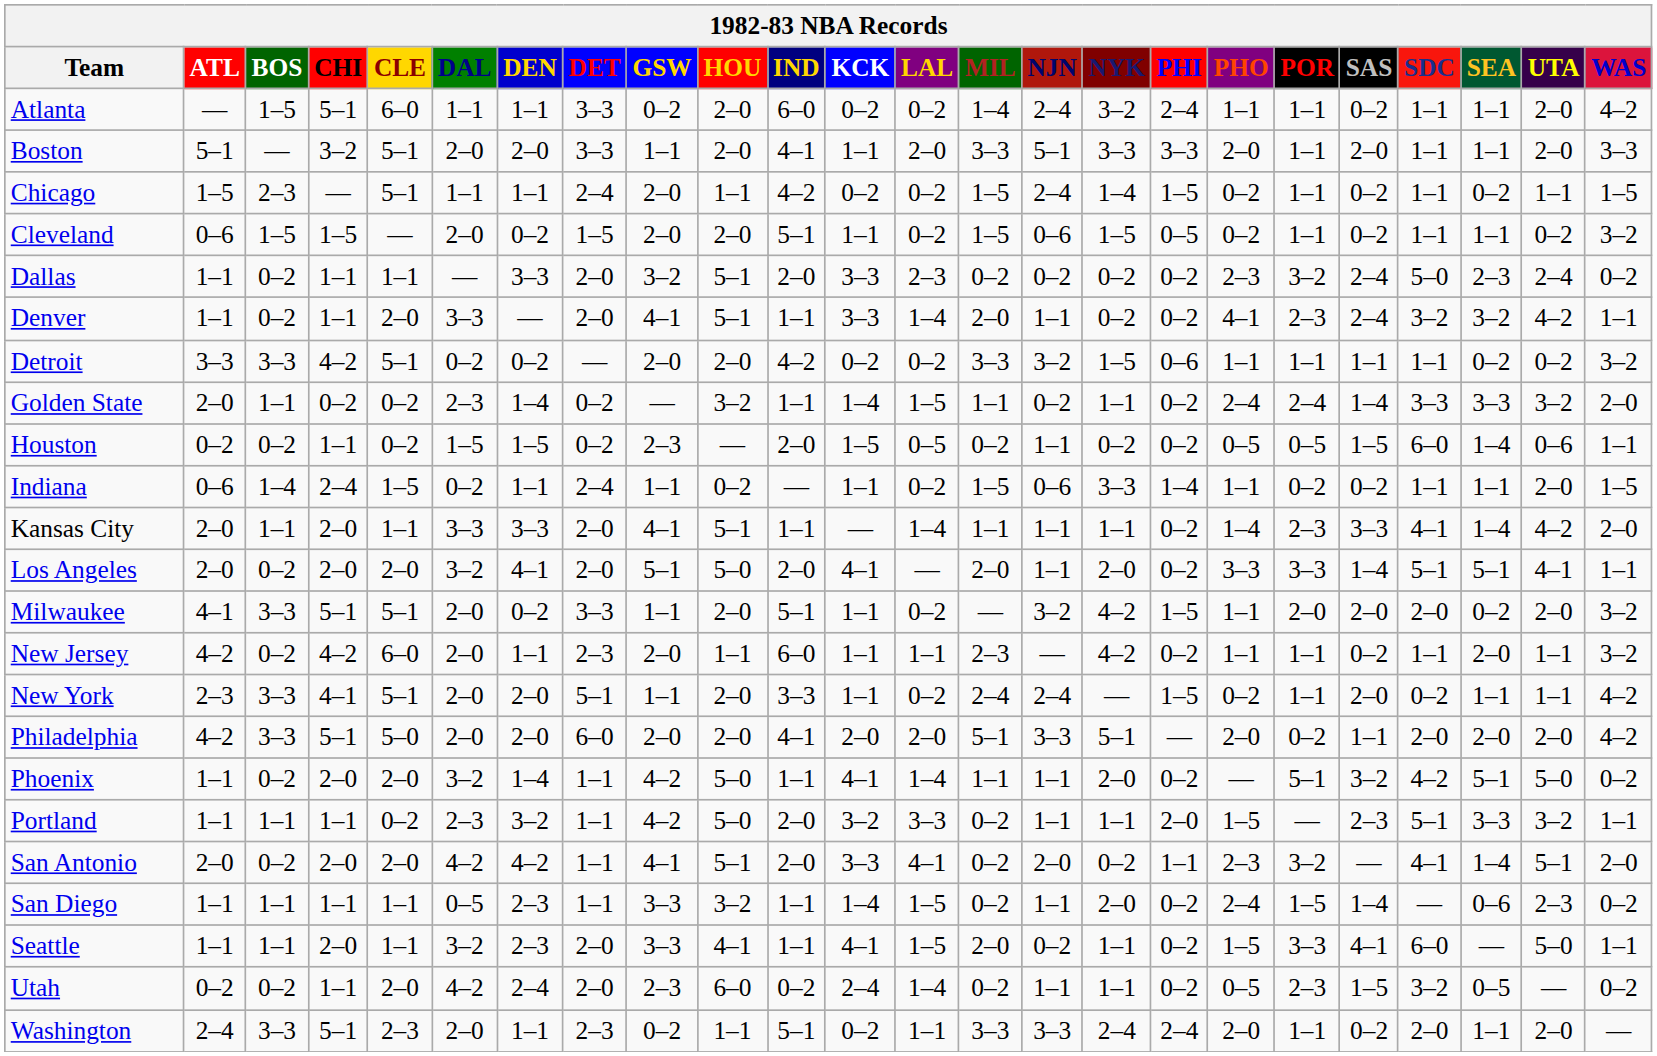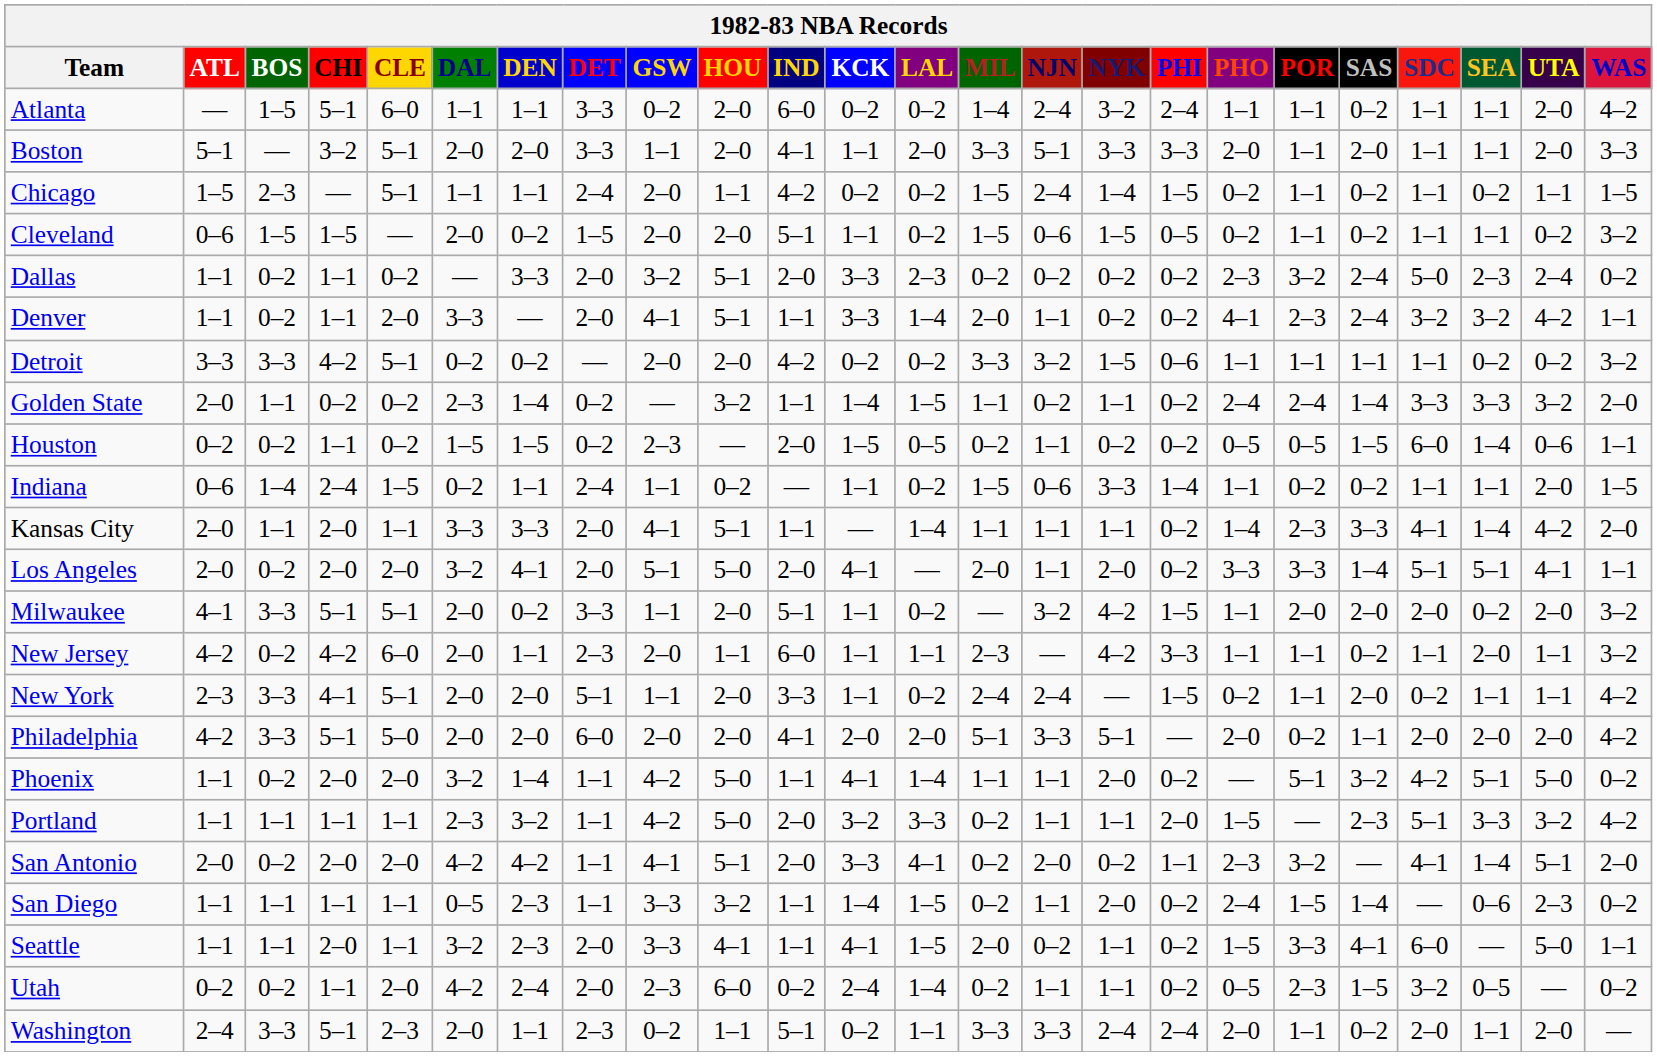(400, 276) 1–1 -> (400, 276) 0–2
(1179, 653) 0–2 -> (1179, 653) 3–3
(400, 820) 0–2 -> (400, 820) 1–1
(1619, 820) 1–1 -> (1619, 820) 4–2
